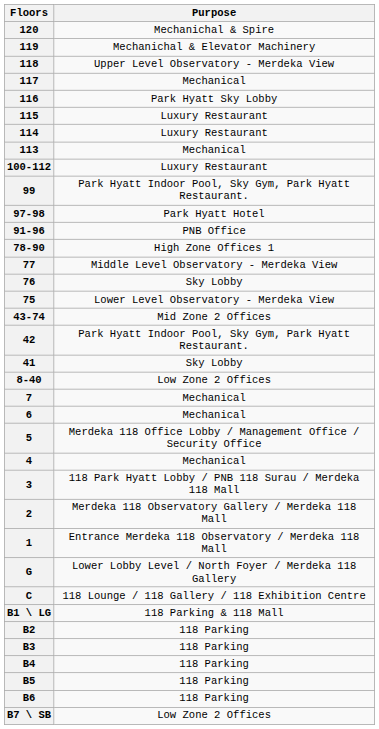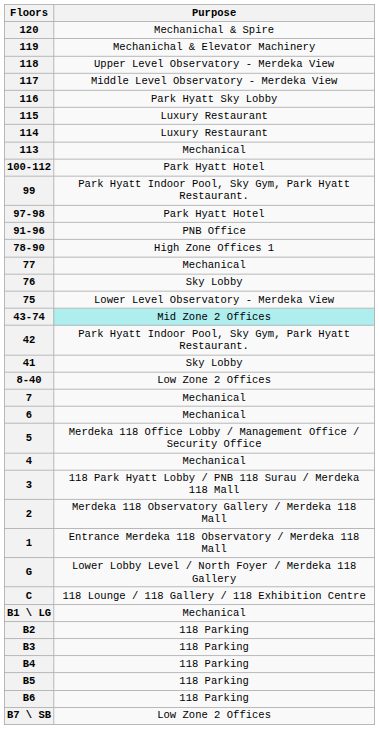(214, 82) Mechanical -> (214, 82) Middle Level Observatory - Merdeka View
(214, 167) Luxury Restaurant -> (214, 167) Park Hyatt Hotel
(214, 265) Middle Level Observatory - Merdeka View -> (214, 265) Mechanical
(214, 317) no background -> (214, 317) paleturquoise background
(214, 613) 118 Parking & 118 Mall -> (214, 613) Mechanical
